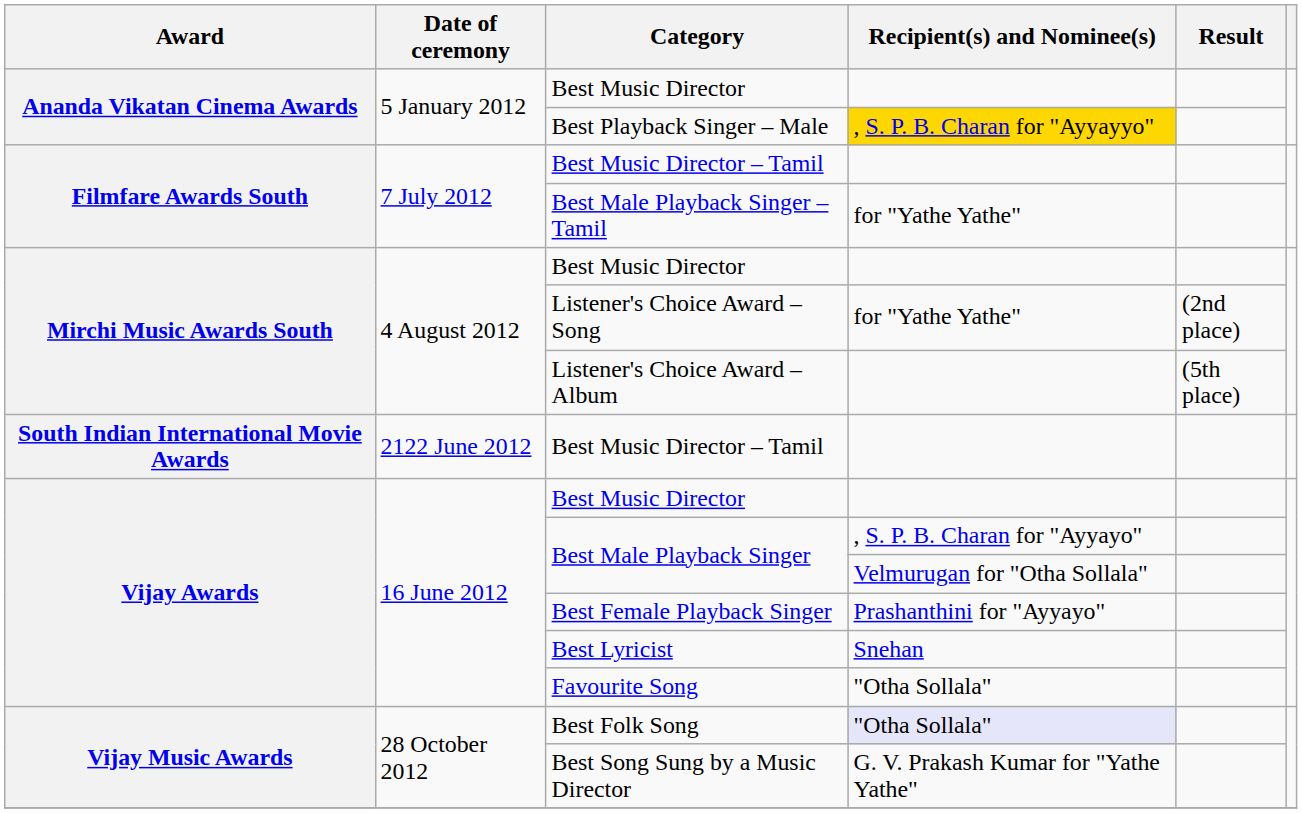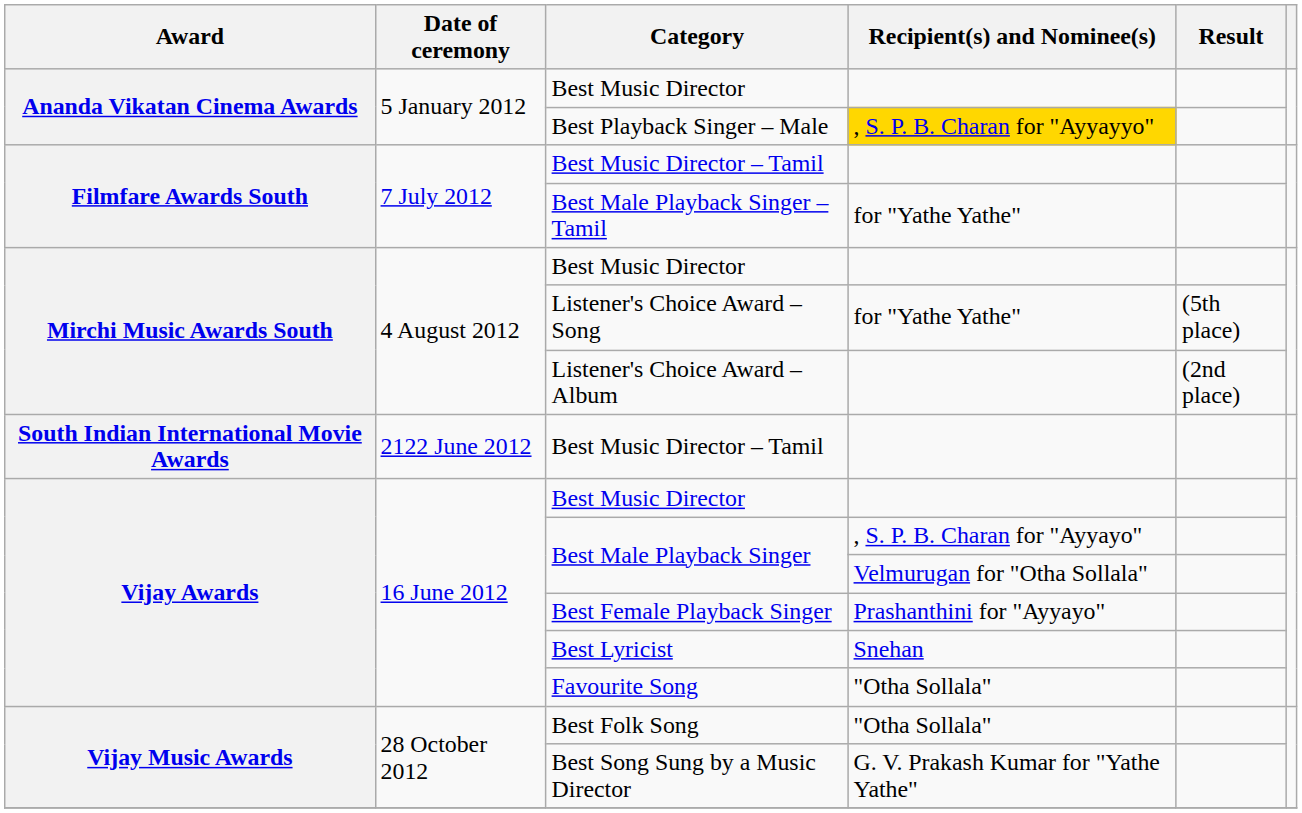(1211, 317) (2nd place) -> (1211, 317) (5th place)
(1211, 381) (5th place) -> (1211, 381) (2nd place)
(923, 724) lavender background -> (923, 724) no background
